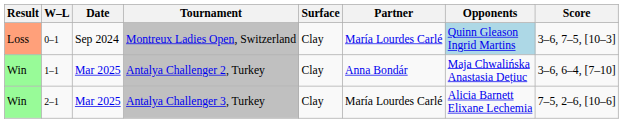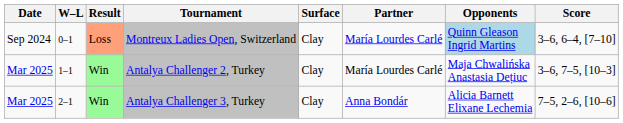columns swapped: (23, 13) <-> (98, 13)
(577, 38) 3–6, 7–5, [10–3] -> (577, 38) 3–6, 6–4, [7–10]
(376, 70) Anna Bondár -> (394, 70) María Lourdes Carlé
(577, 70) 3–6, 6–4, [7–10] -> (577, 70) 3–6, 7–5, [10–3]
(394, 102) María Lourdes Carlé -> (376, 102) Anna Bondár
